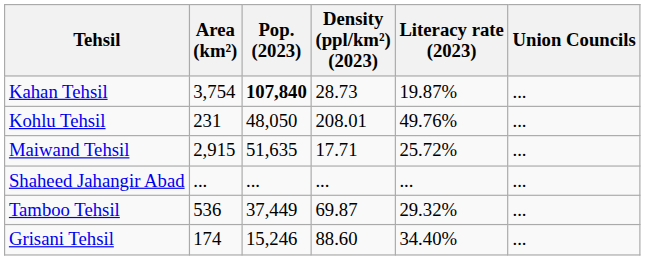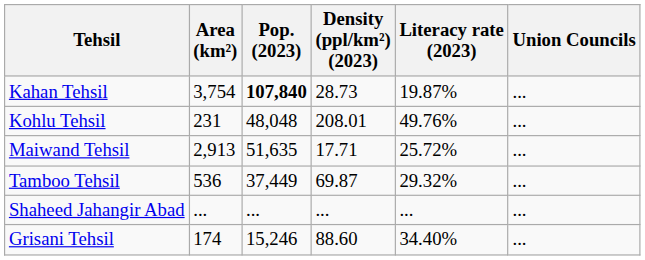(272, 120) 48,050 -> (272, 120) 48,048
(214, 150) 2,915 -> (214, 150) 2,913
rows swapped: (64, 209) <-> (97, 180)
